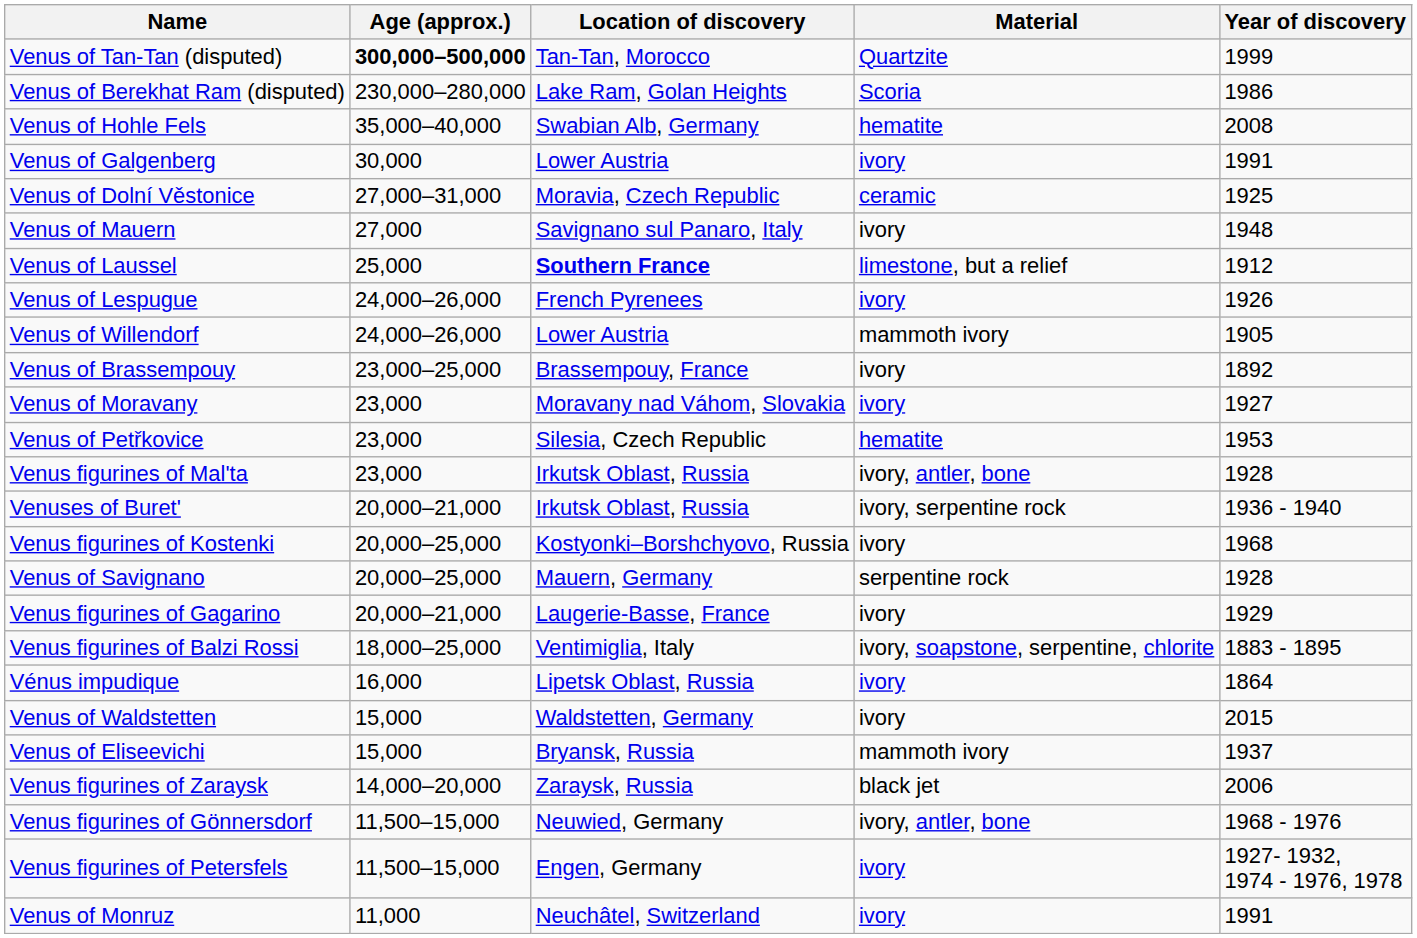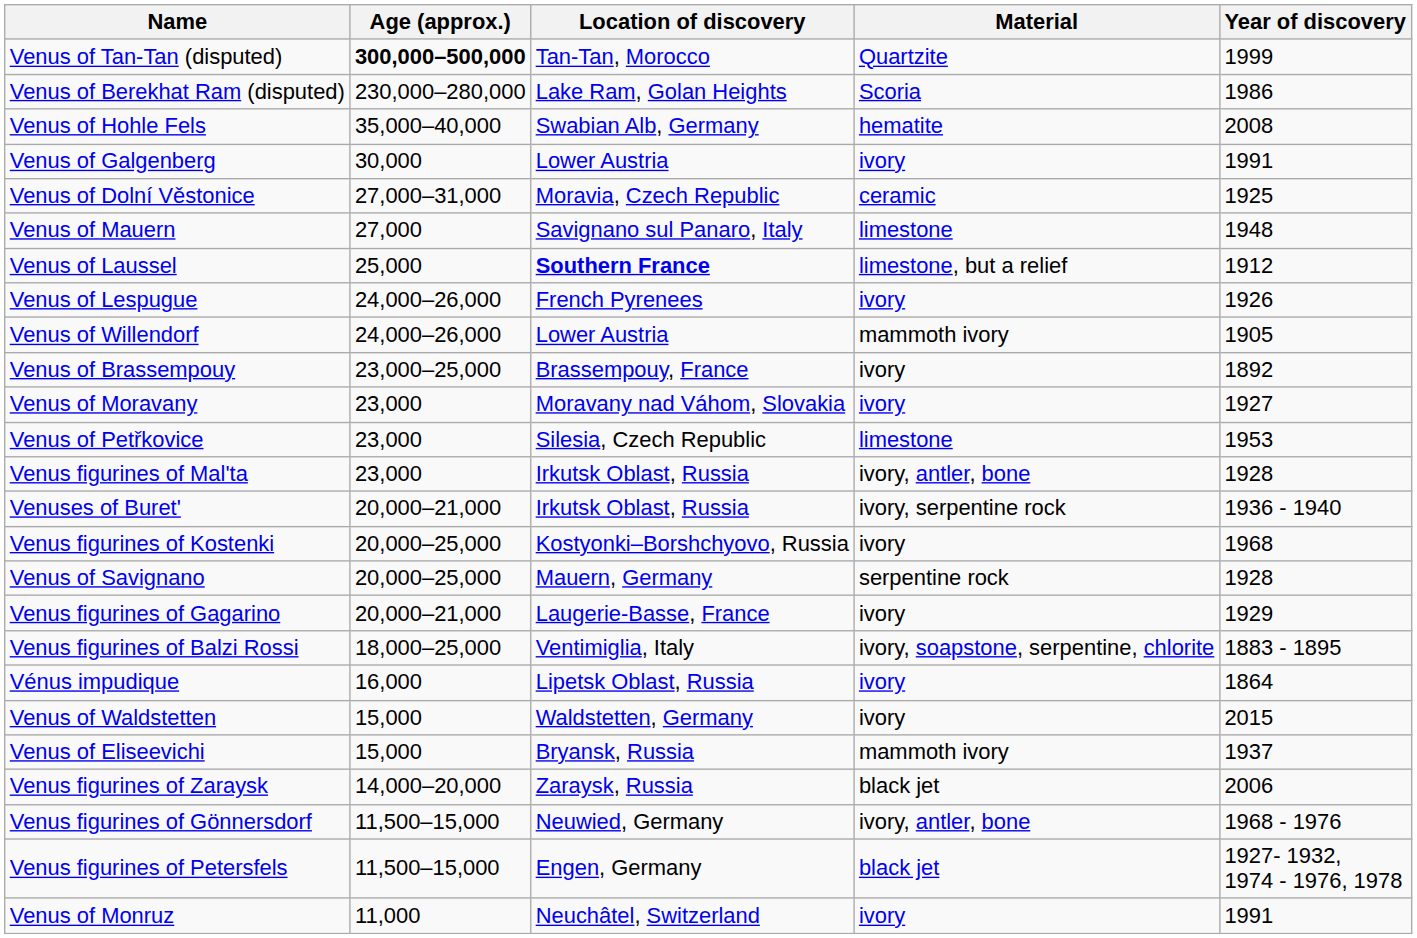(882, 230) ivory -> (906, 230) limestone
(901, 439) hematite -> (906, 439) limestone
(882, 868) ivory -> (899, 868) black jet
